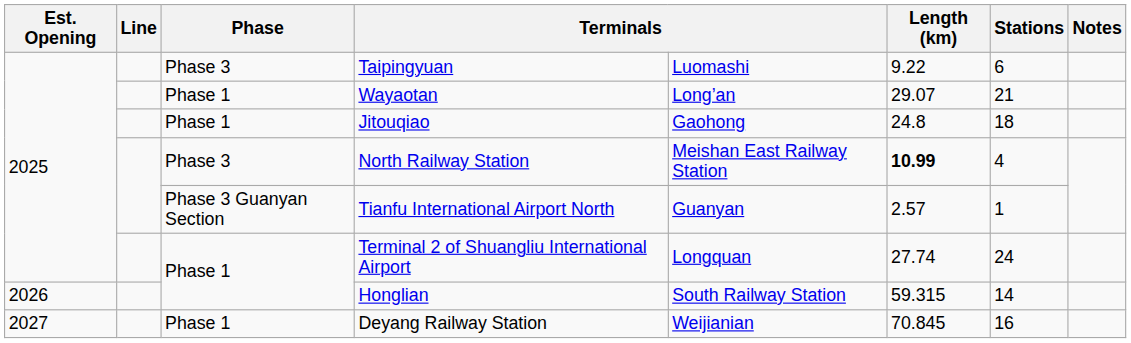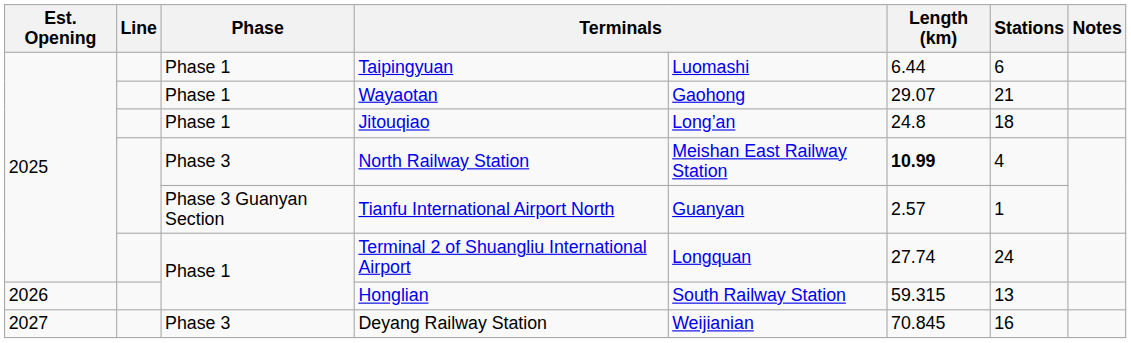(198, 66) Phase 3 -> (198, 66) Phase 1
(908, 66) 9.22 -> (908, 66) 6.44
(704, 94) Long’an -> (709, 94) Gaohong
(709, 123) Gaohong -> (704, 123) Long’an
(1004, 295) 14 -> (1004, 295) 13
(198, 323) Phase 1 -> (198, 323) Phase 3
